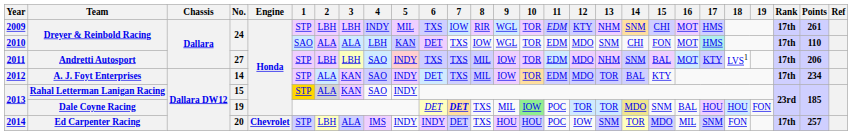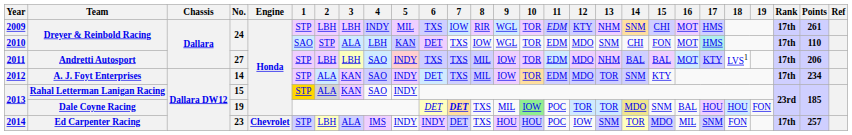(327, 42) ALA -> (327, 42) STP
(635, 59) SNM -> (635, 59) BAL
(635, 76) BAL -> (635, 76) SNM
(239, 122) 20 -> (239, 122) 23
